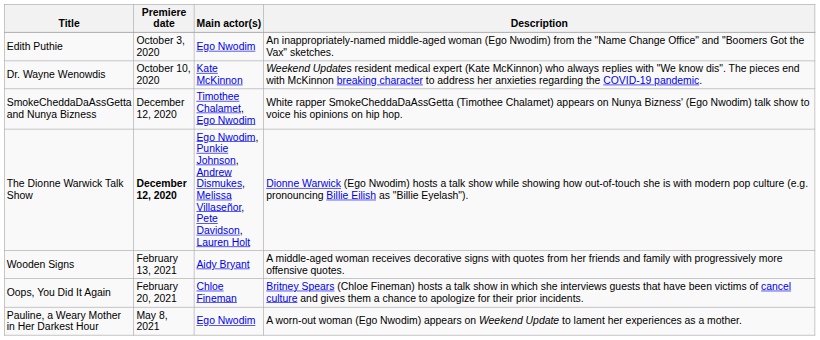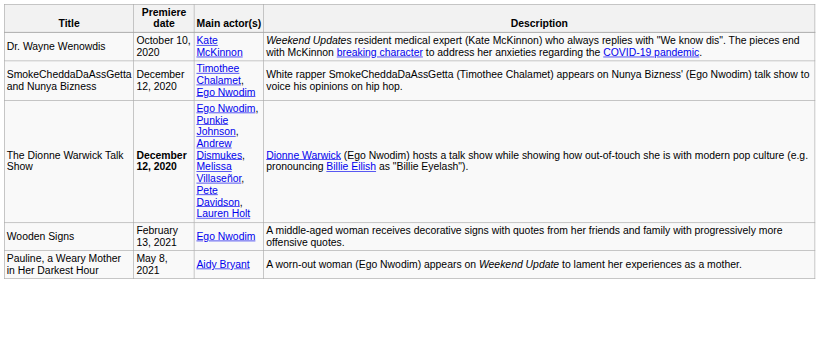- row: (35, 46)
(223, 264) Aidy Bryant -> (226, 236) Ego Nwodim
- row: (59, 293)
(226, 321) Ego Nwodim -> (223, 264) Aidy Bryant
